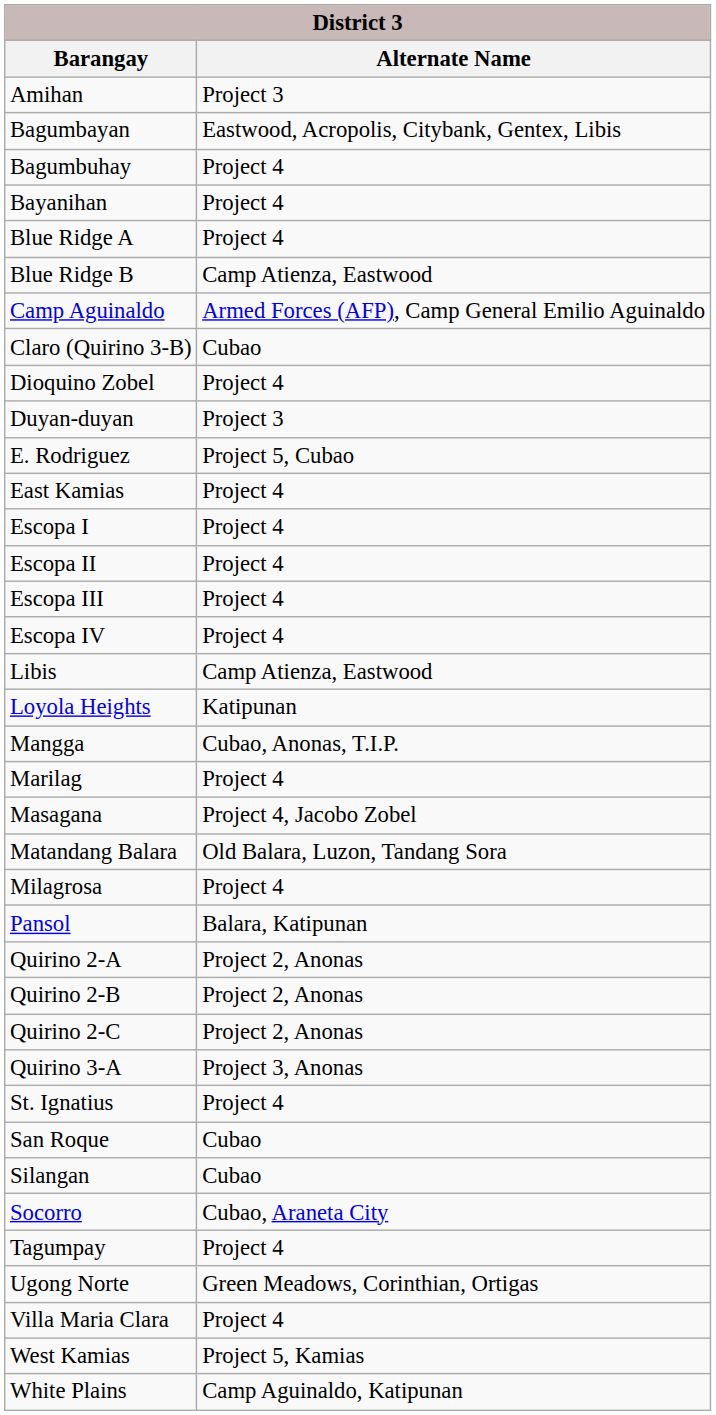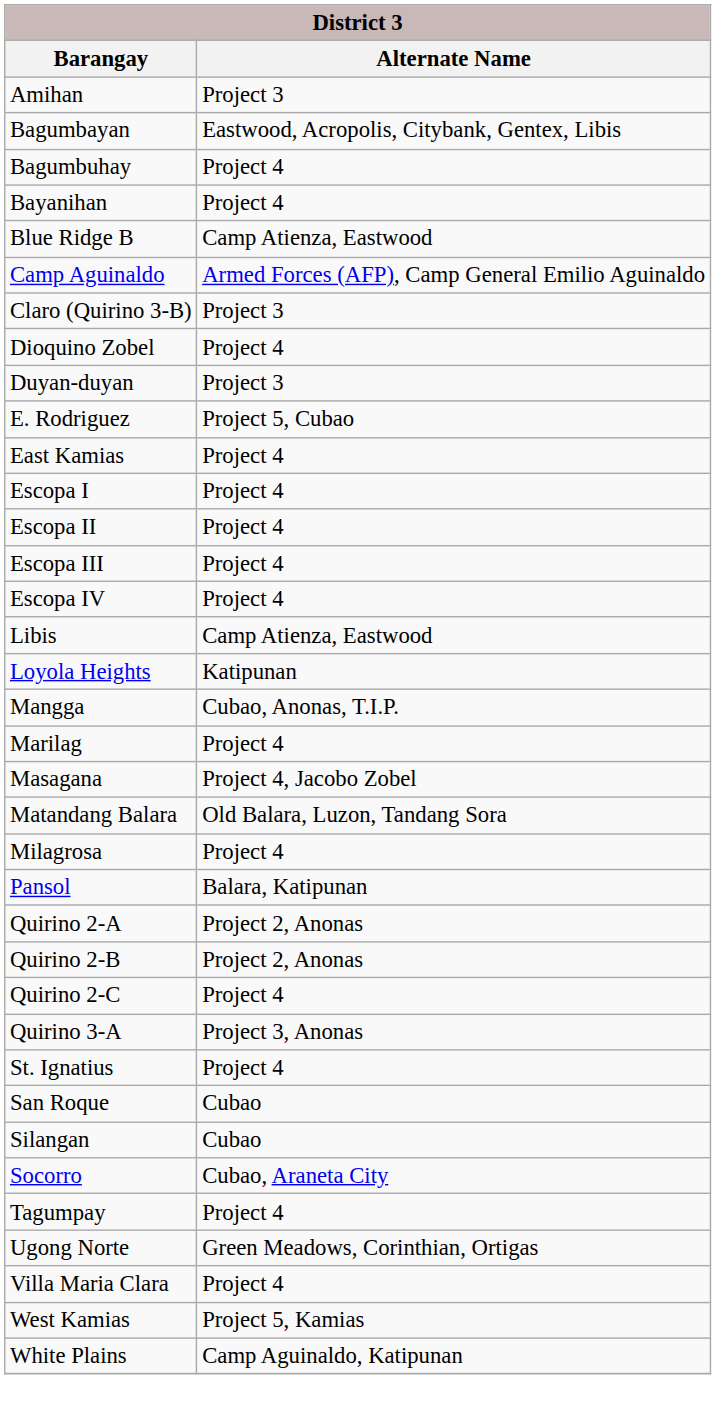- row: (72, 238)
(232, 346) Cubao -> (243, 310) Project 3
(283, 1031) Project 2, Anonas -> (243, 995) Project 4
